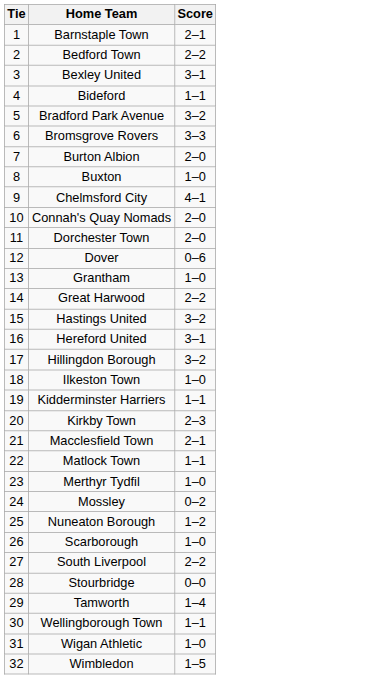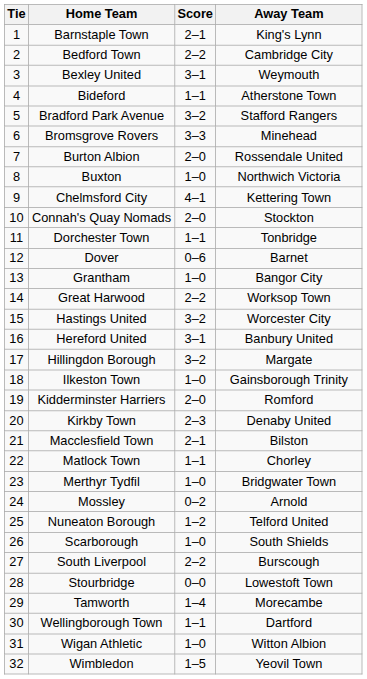+ column: (289, 14)
(195, 237) 2–0 -> (195, 237) 1–1
(195, 400) 1–1 -> (195, 400) 2–0
